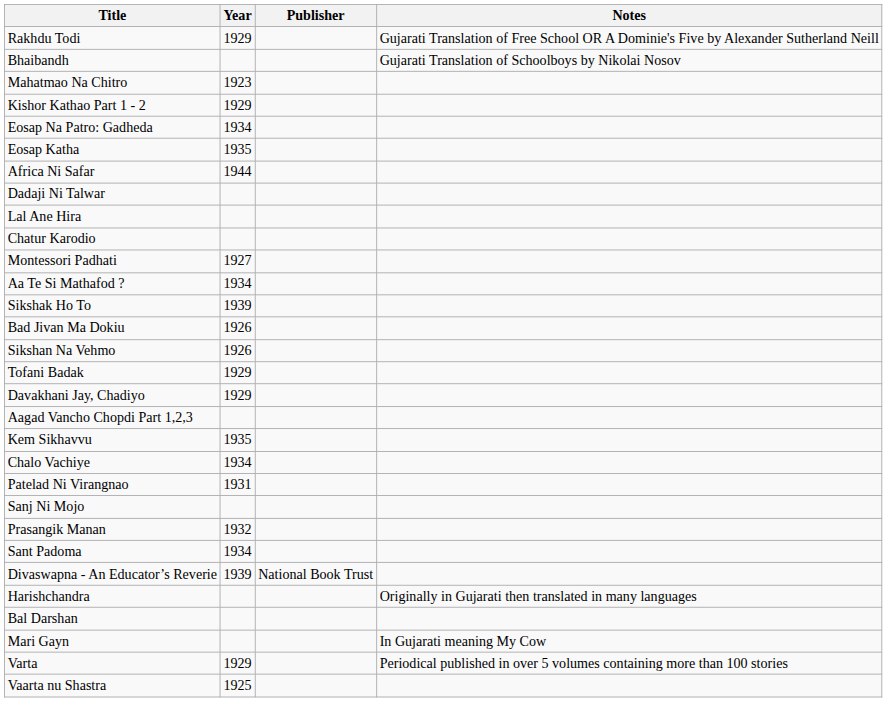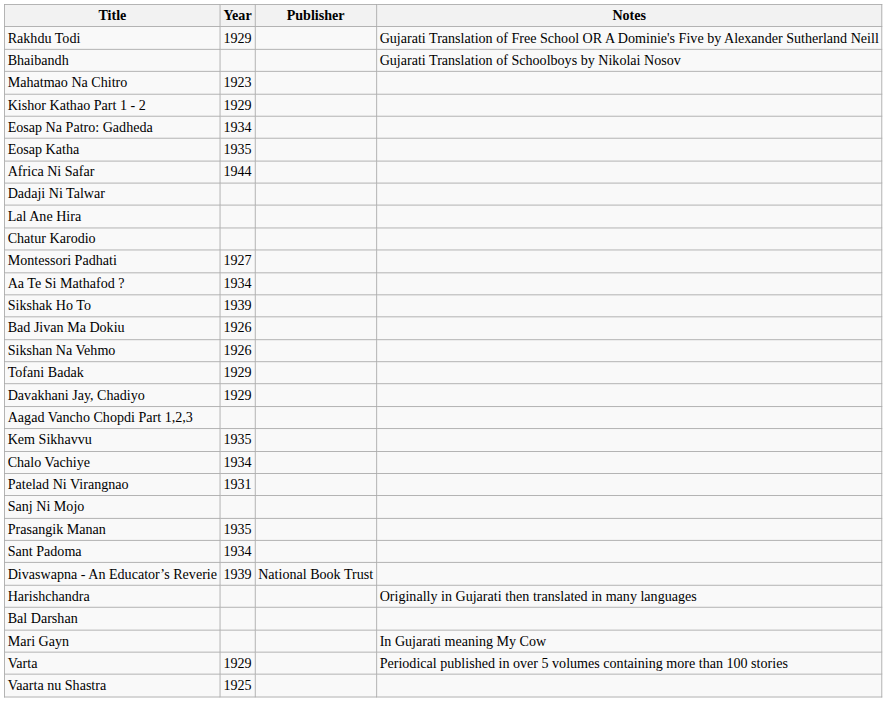(238, 529) 1932 -> (238, 529) 1935
